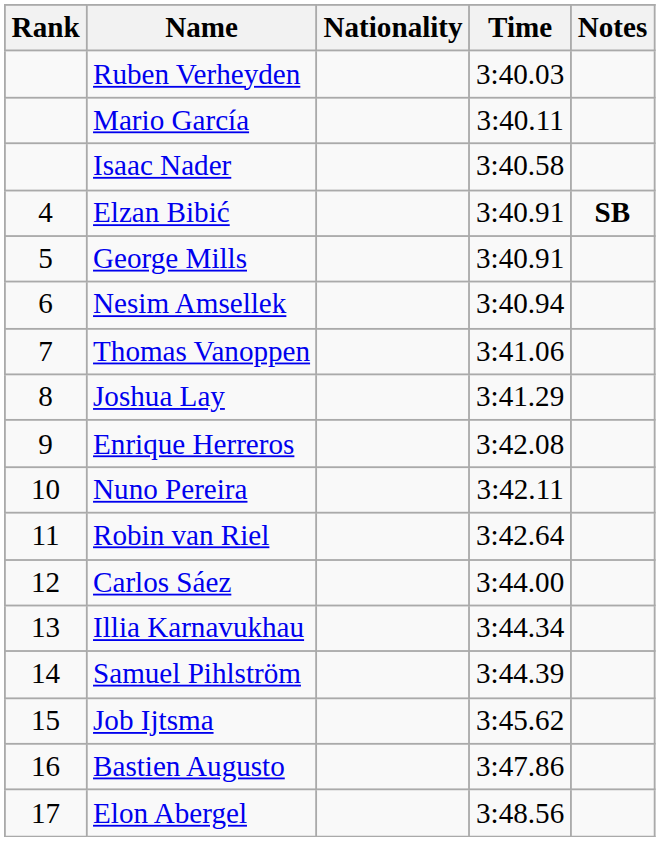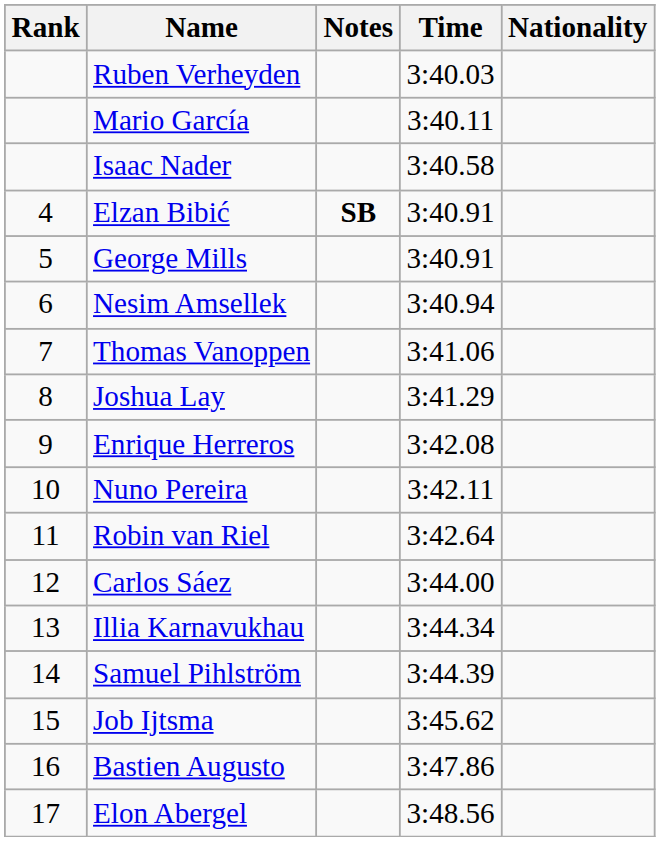columns swapped: (393, 27) <-> (612, 27)
